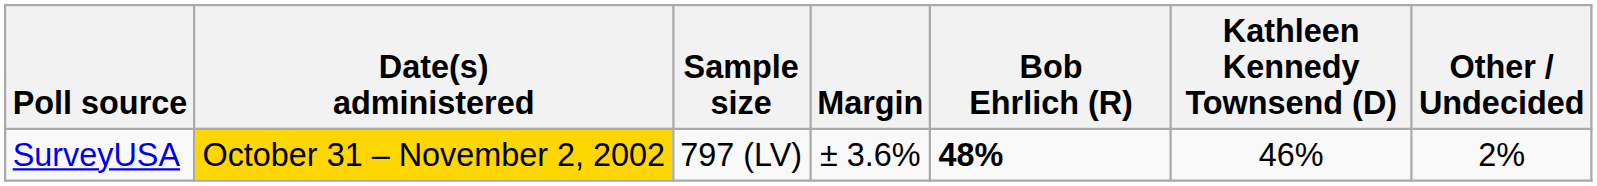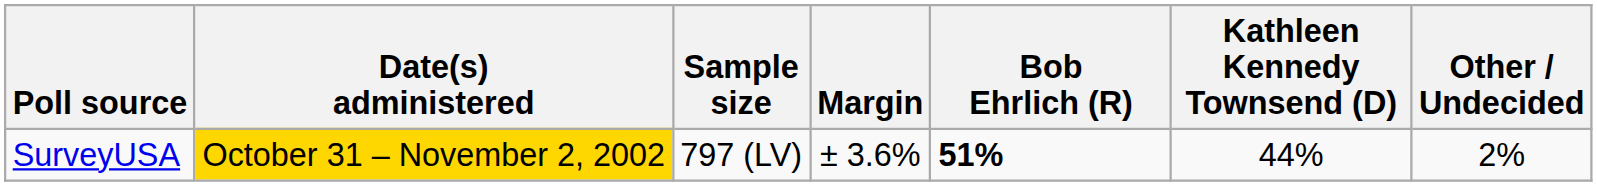(971, 154) 48% -> (971, 154) 51%
(1291, 154) 46% -> (1291, 154) 44%
